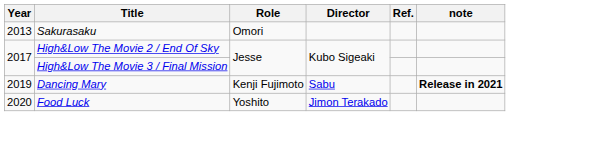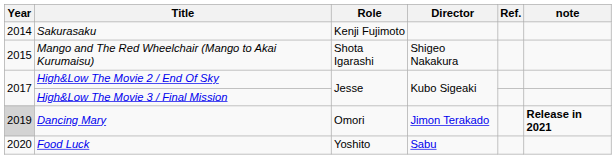(19, 31) 2013 -> (19, 31) 2014
(248, 31) Omori -> (369, 31) Kenji Fujimoto
+ row: (157, 55)
(19, 84) no background -> (19, 121) lightgrey background
(268, 84) Kenji Fujimoto -> (349, 121) Omori
(322, 84) Sabu -> (450, 121) Jimon Terakado
(348, 102) Jimon Terakado -> (423, 145) Sabu
